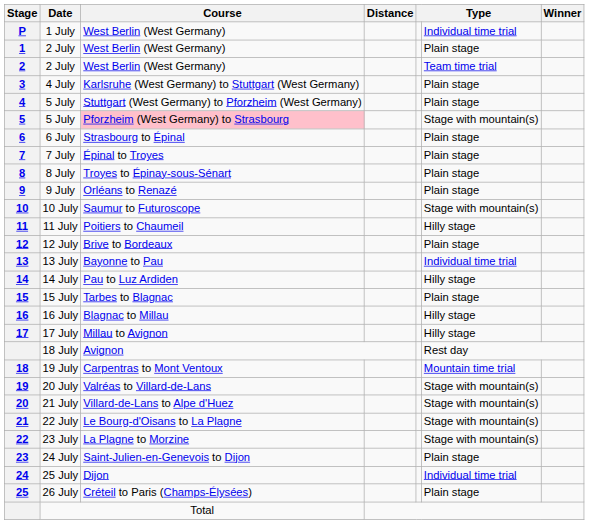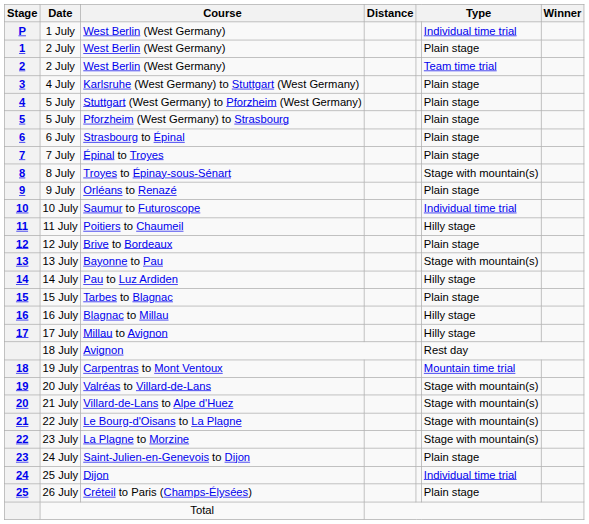(186, 119) pink background -> (186, 119) no background
(481, 119) Stage with mountain(s) -> (452, 119) Plain stage
(452, 173) Plain stage -> (481, 173) Stage with mountain(s)
(481, 208) Stage with mountain(s) -> (470, 208) Individual time trial
(470, 262) Individual time trial -> (481, 262) Stage with mountain(s)
